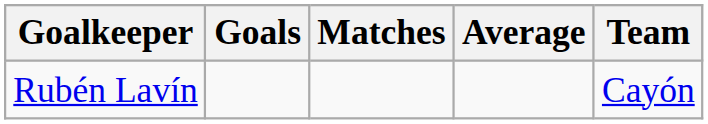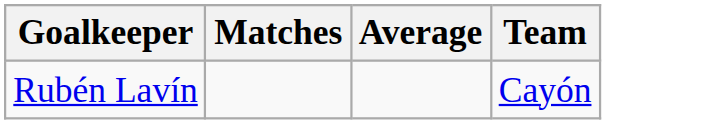- column: (258, 32)
